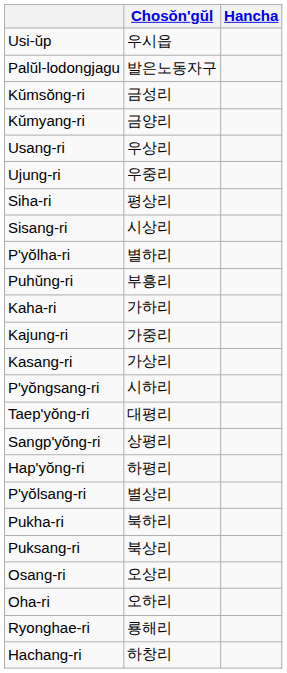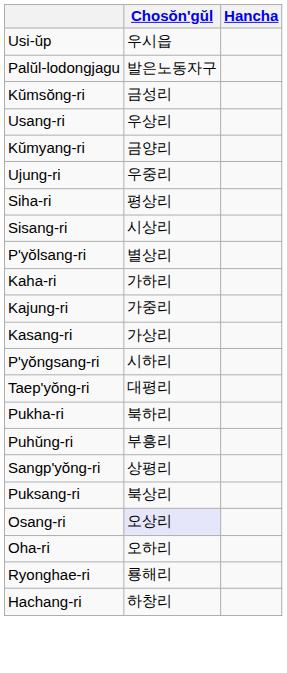rows swapped: (46, 121) <-> (36, 148)
- row: (39, 255)
rows swapped: (47, 495) <-> (41, 281)
rows swapped: (54, 441) <-> (36, 521)
- row: (46, 468)
(149, 574) no background -> (149, 521) lavender background
